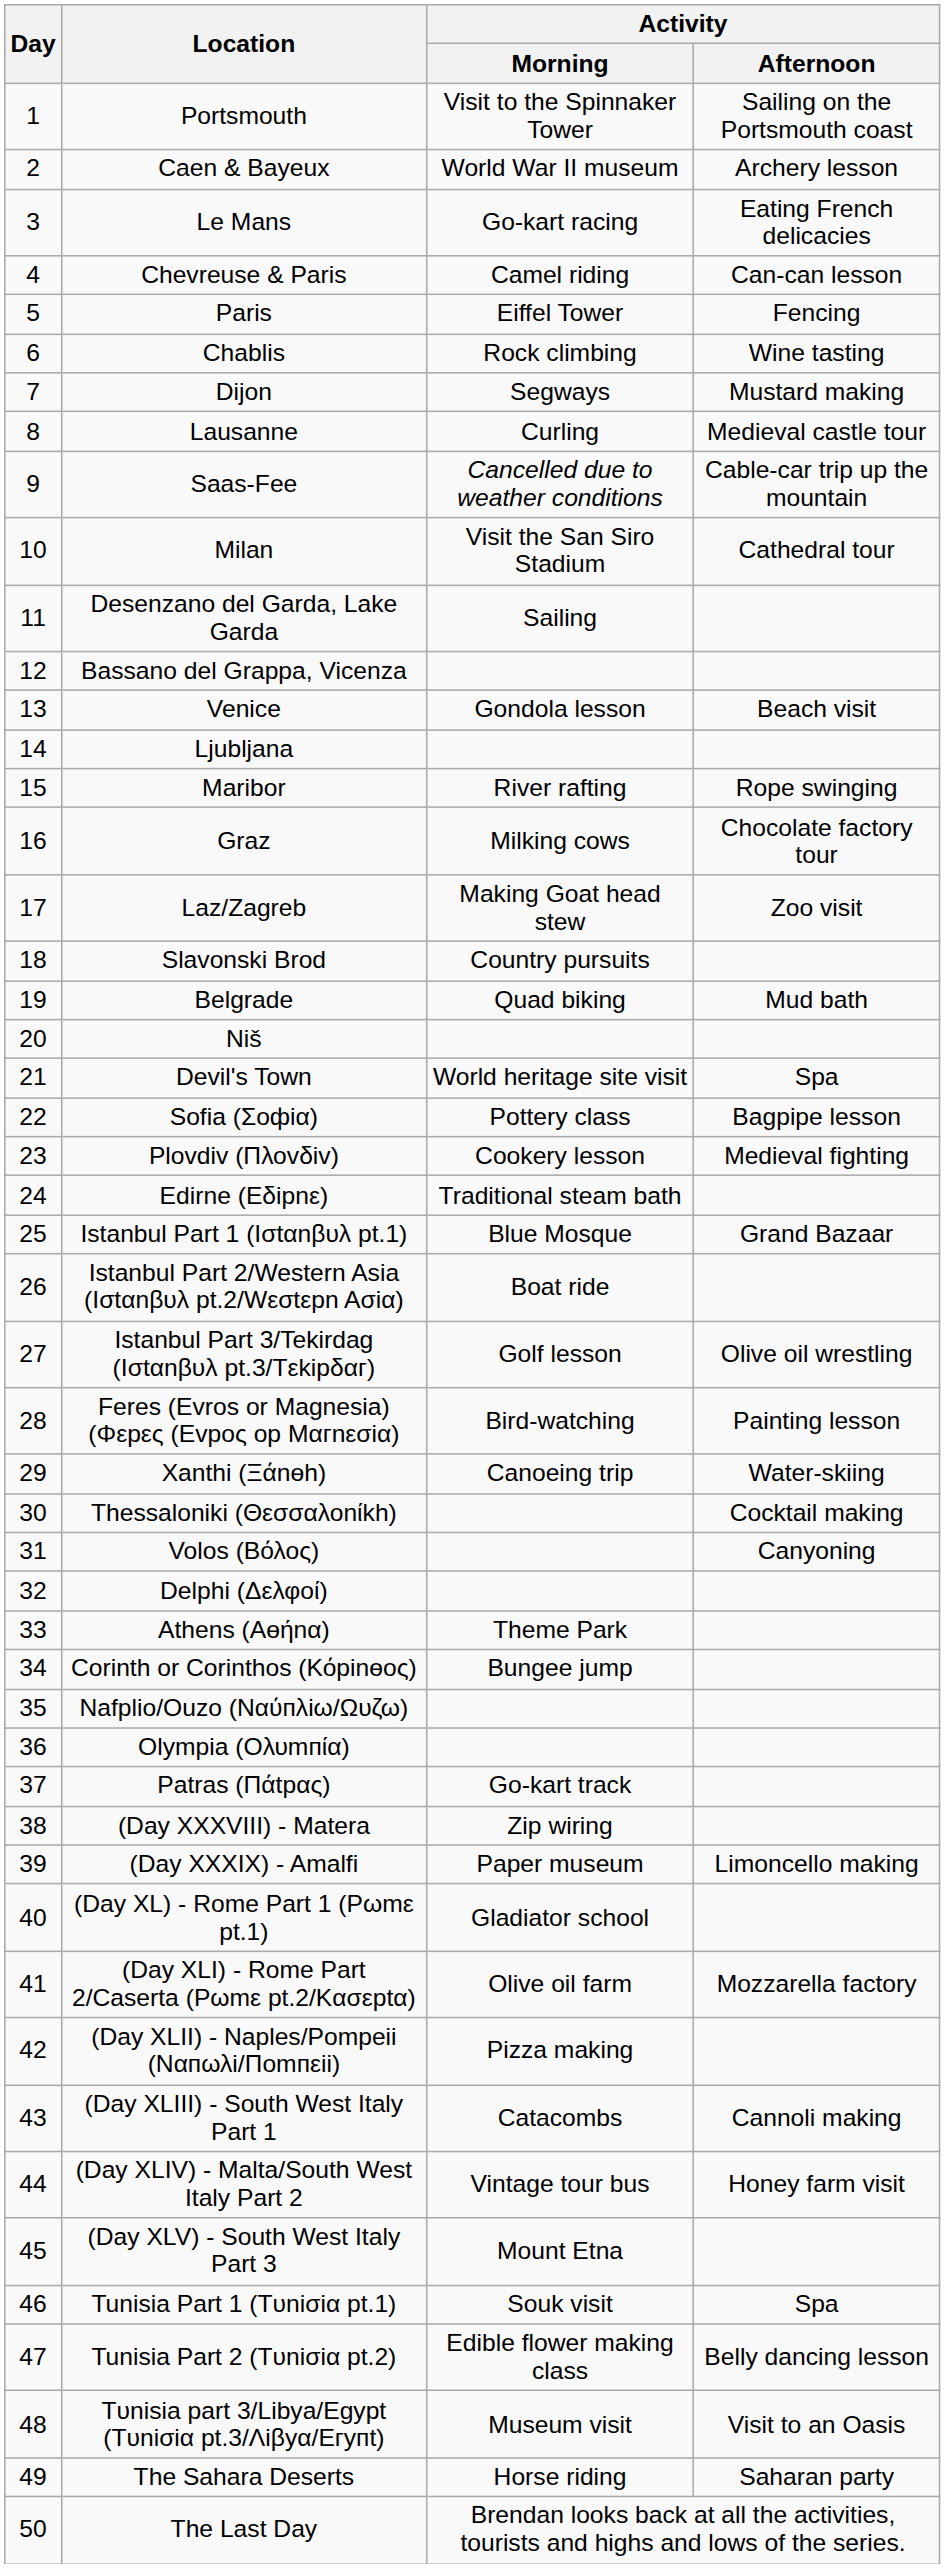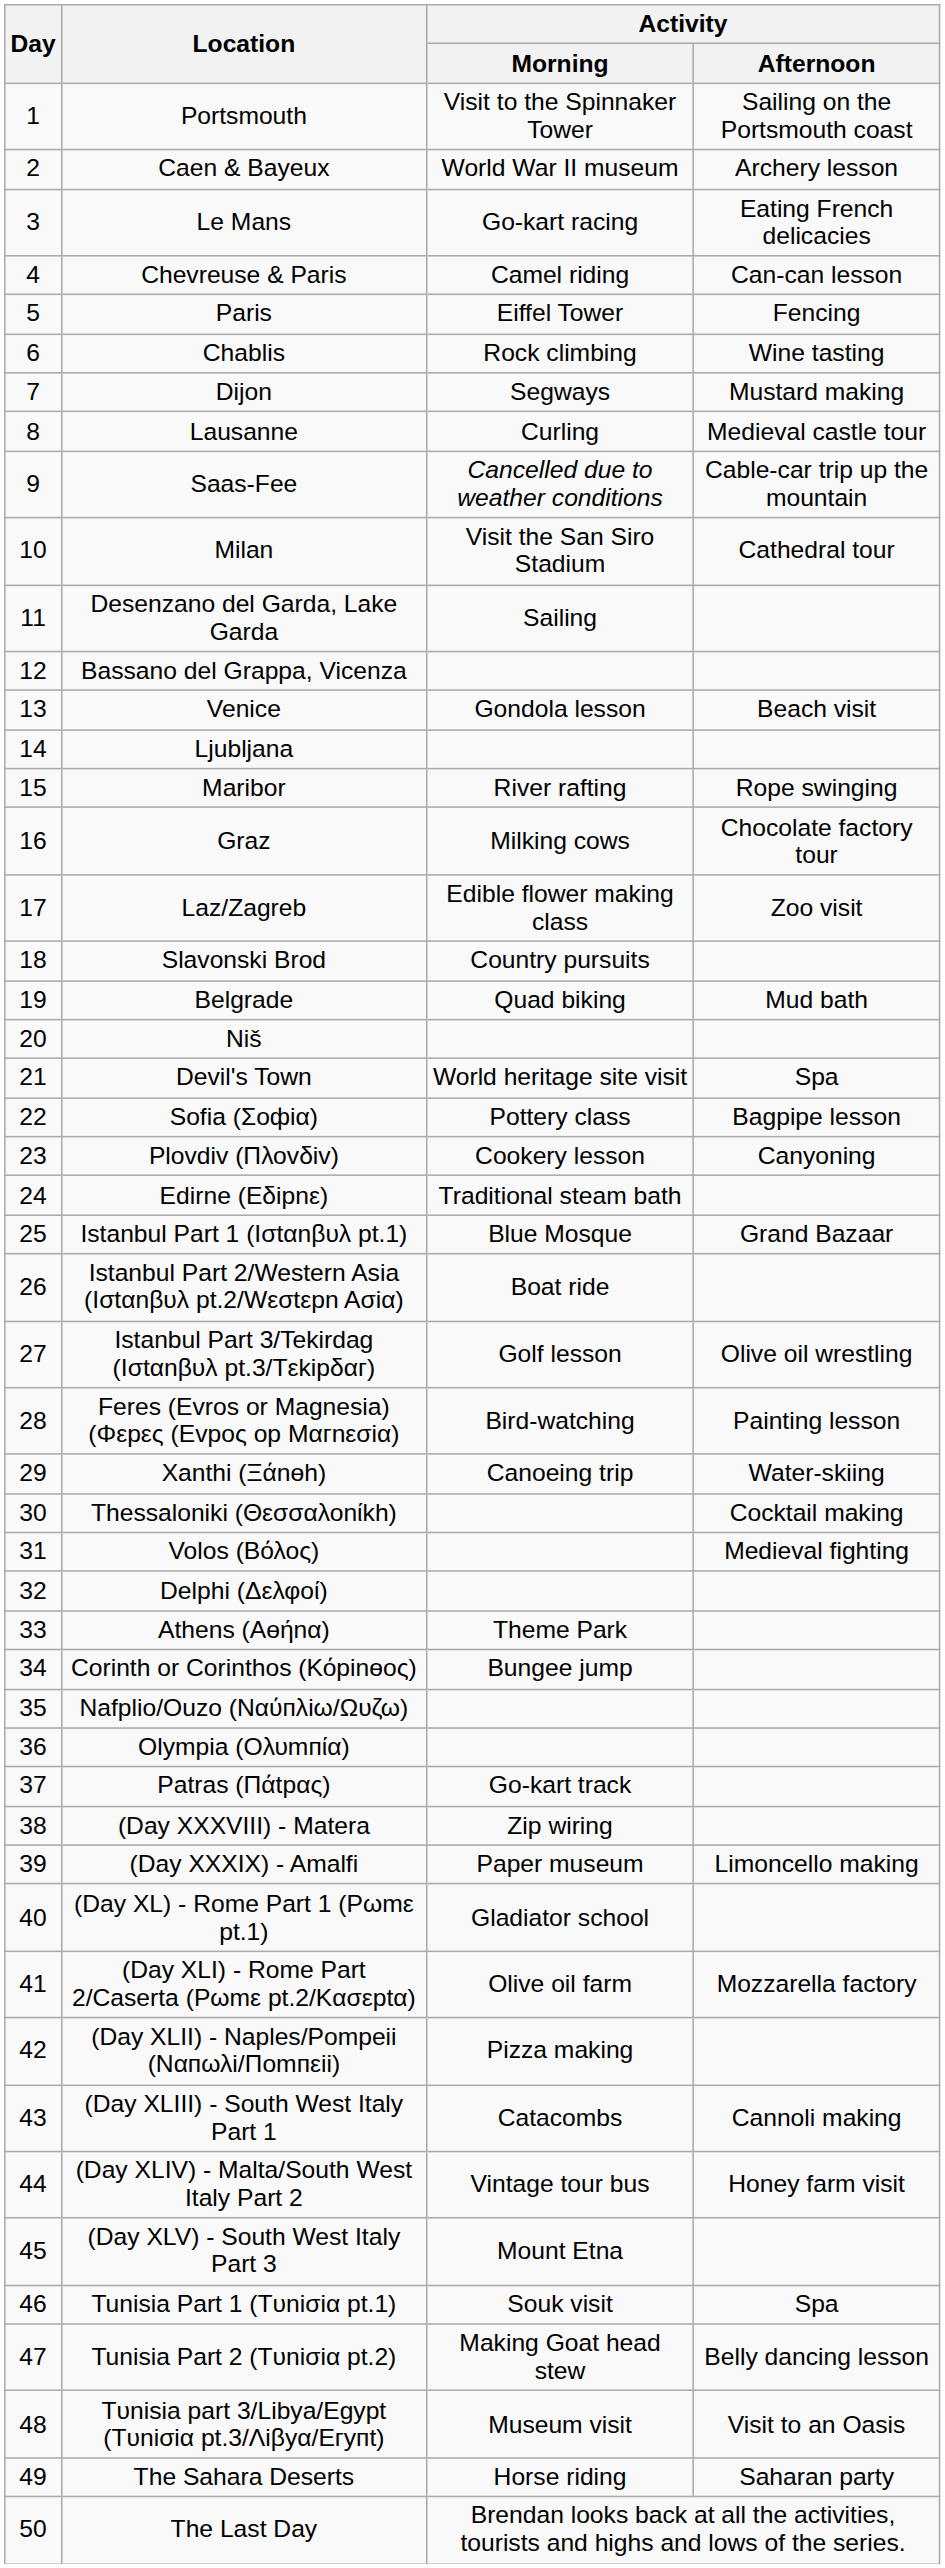(560, 907) Making Goat head stew -> (560, 907) Edible flower making class
(817, 1155) Medieval fighting -> (817, 1155) Canyoning
(817, 1551) Canyoning -> (817, 1551) Medieval fighting
(560, 2357) Edible flower making class -> (560, 2357) Making Goat head stew
